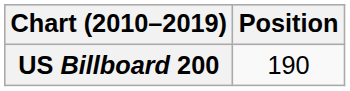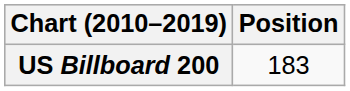(289, 64) 190 -> (289, 64) 183
